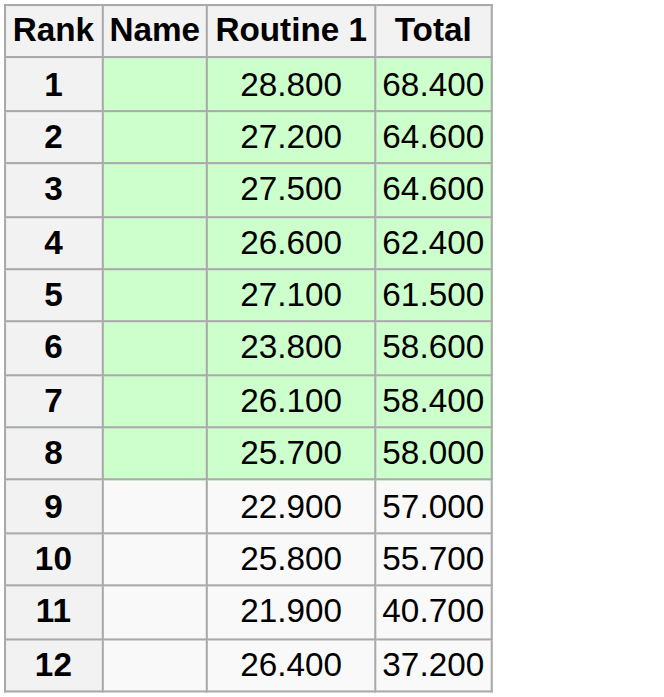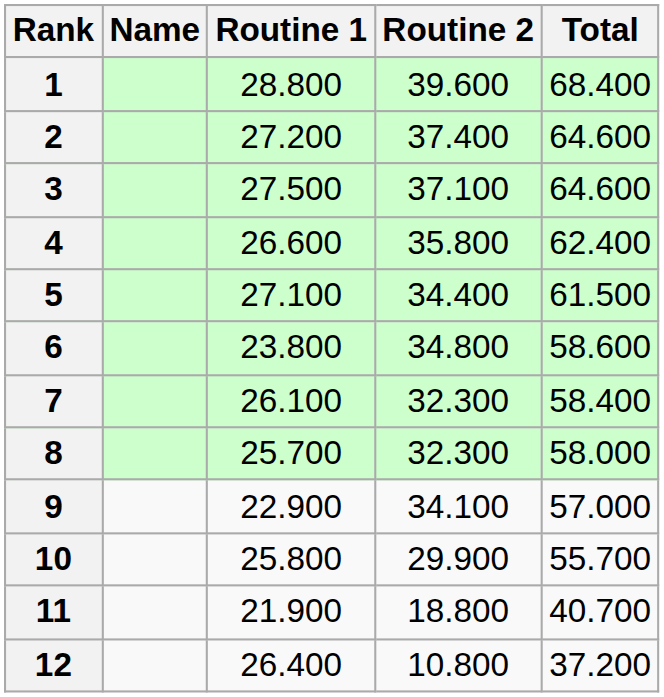+ column: (458, 30)
